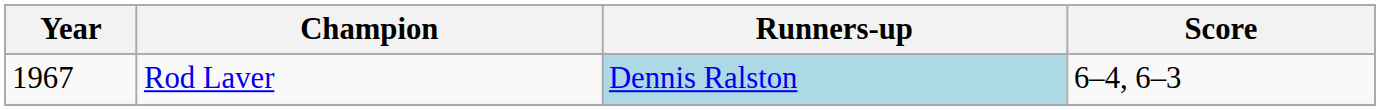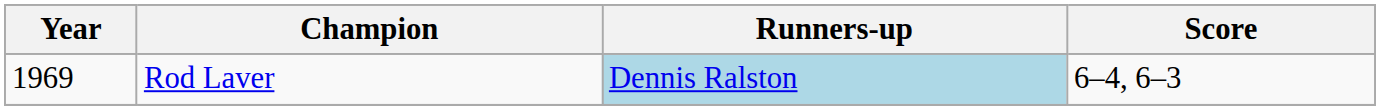(43, 78) 1967 -> (43, 78) 1969
